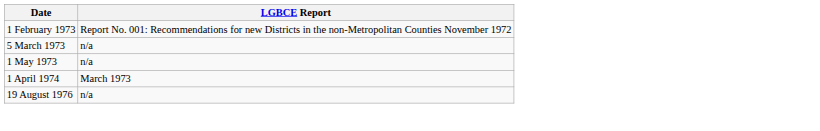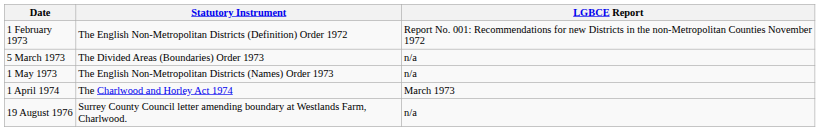+ column: (239, 12)
